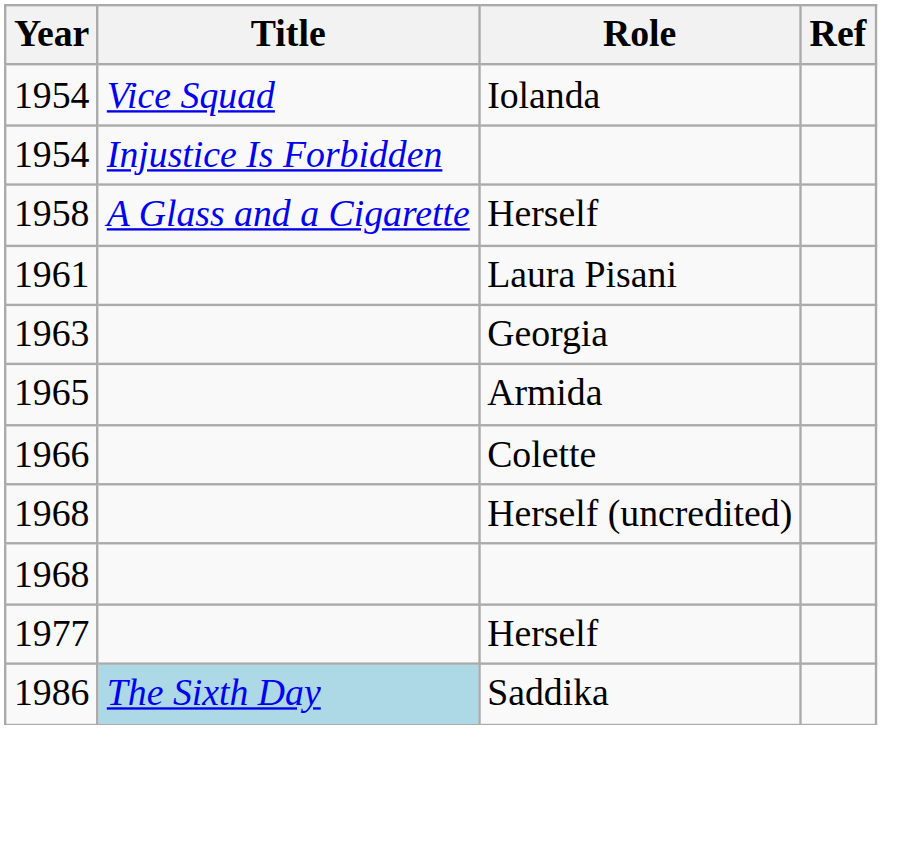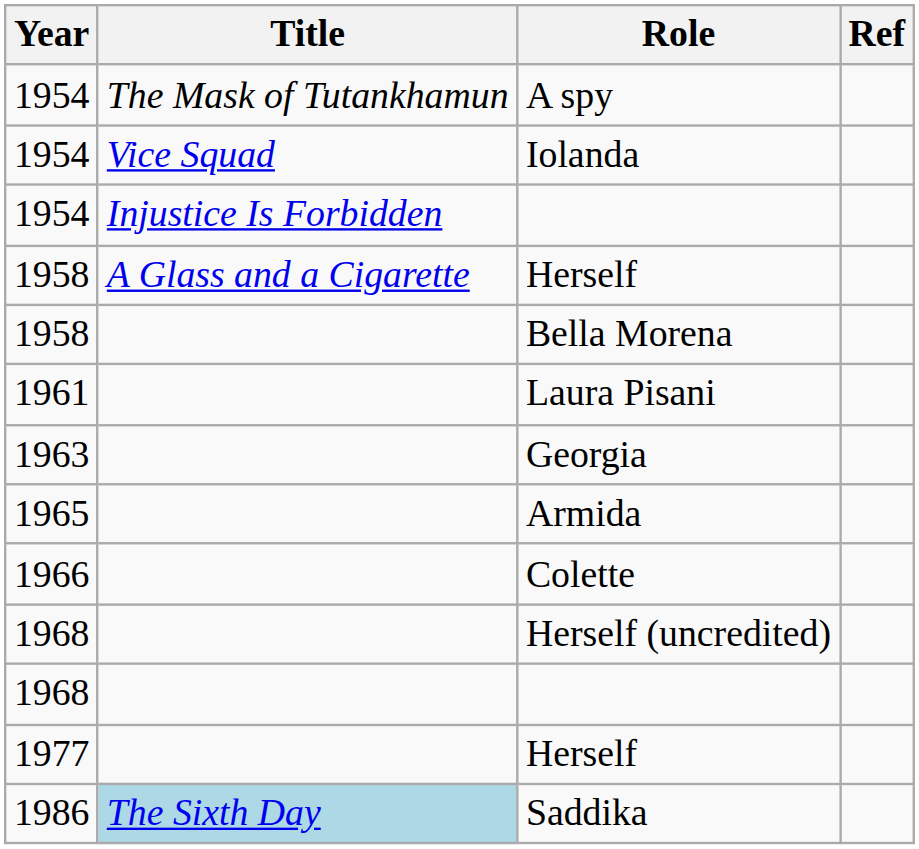+ row: (52, 94)
+ row: (52, 333)
